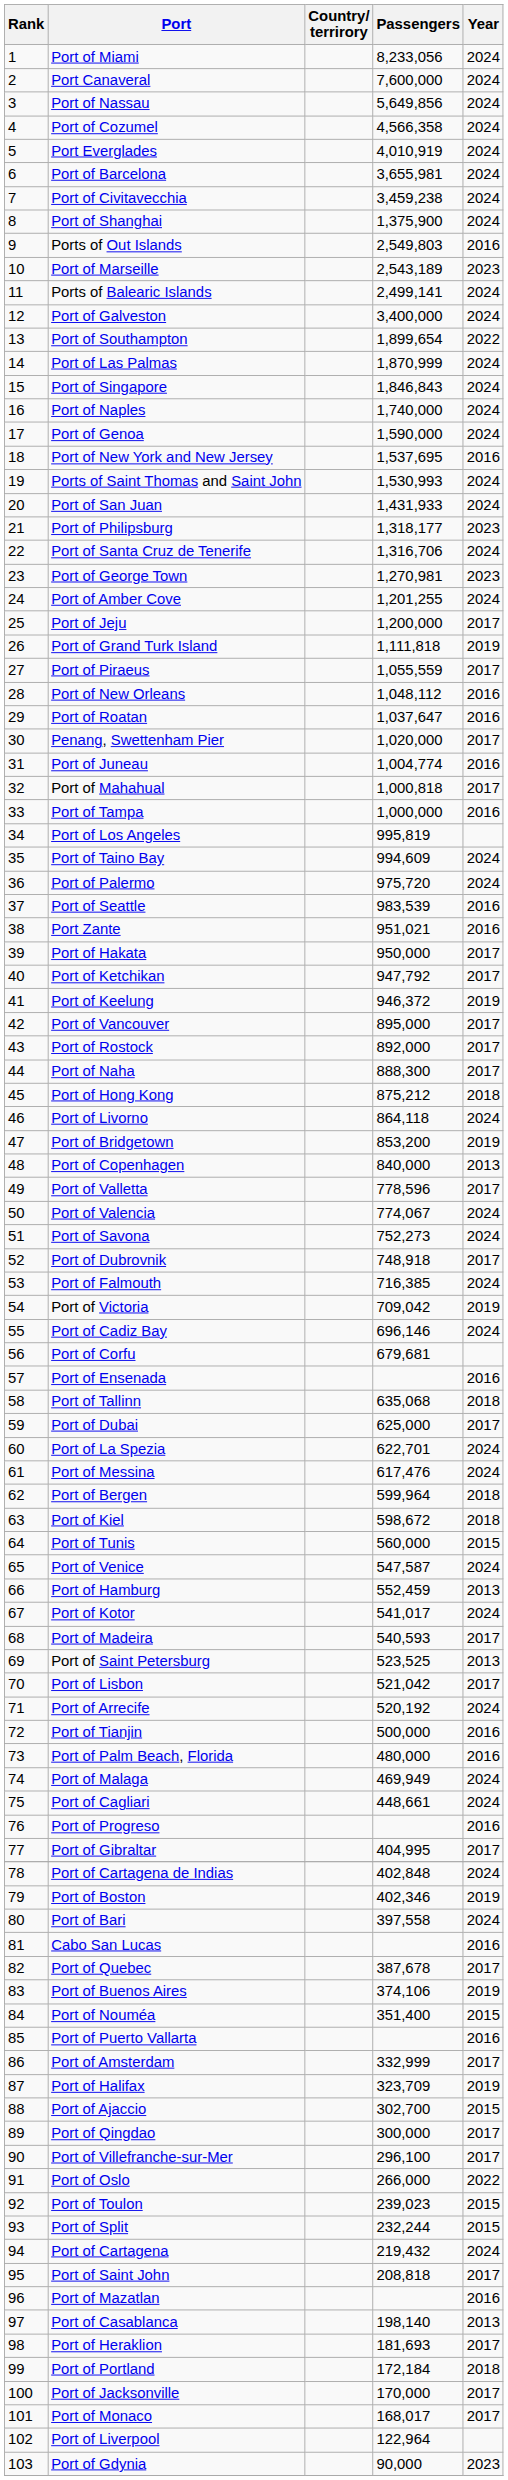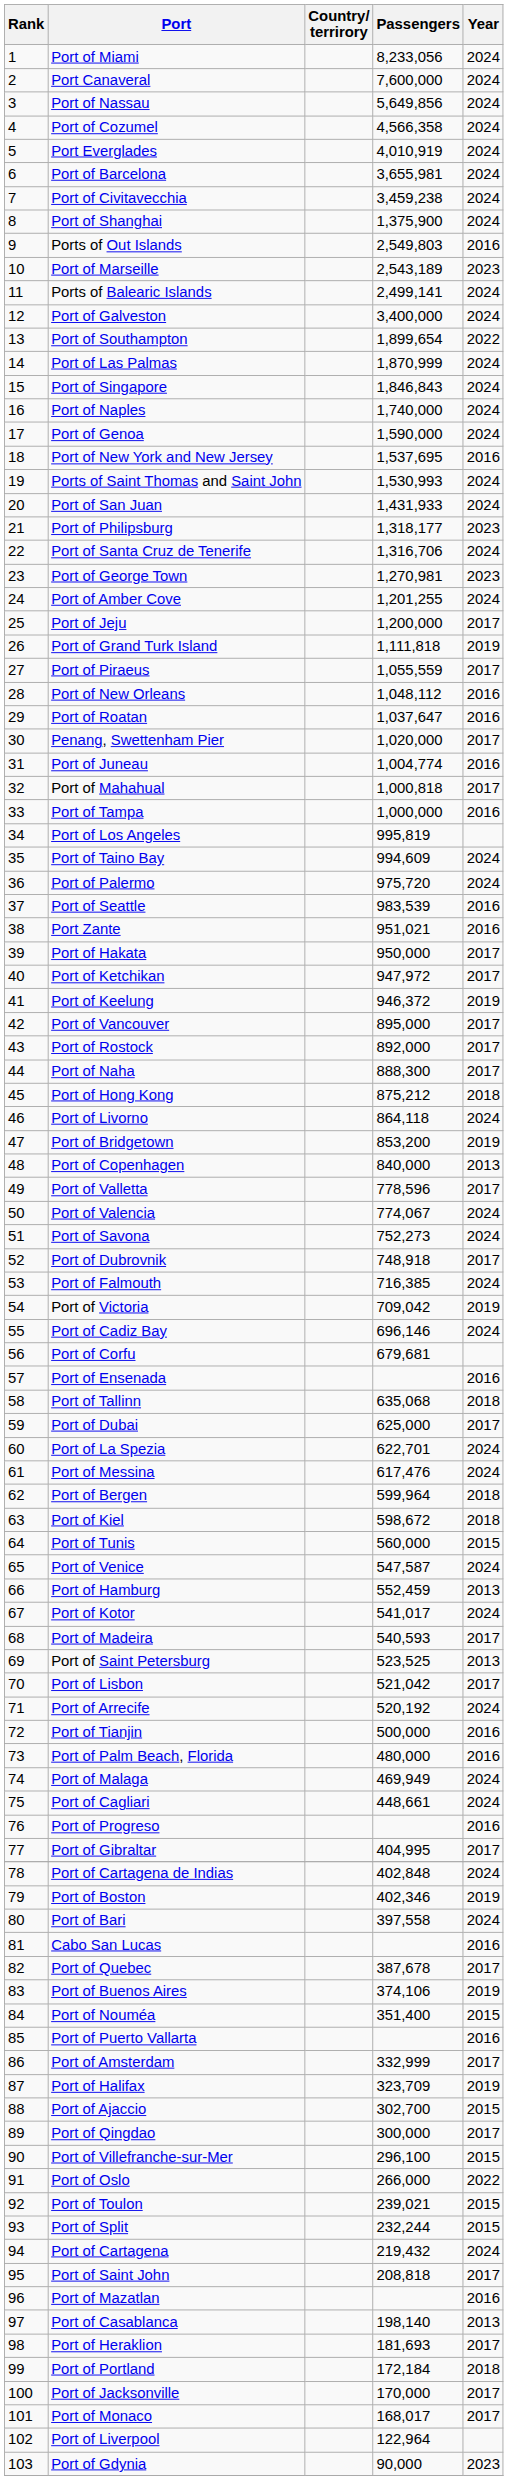(403, 976) 947,792 -> (403, 976) 947,972
(483, 2156) 2017 -> (483, 2156) 2015
(403, 2204) 239,023 -> (403, 2204) 239,021
